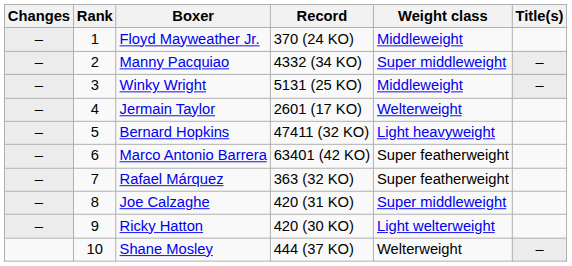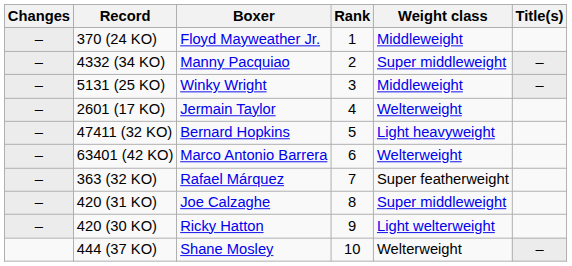columns swapped: (95, 16) <-> (322, 16)
(443, 156) Super featherweight -> (419, 156) Welterweight
